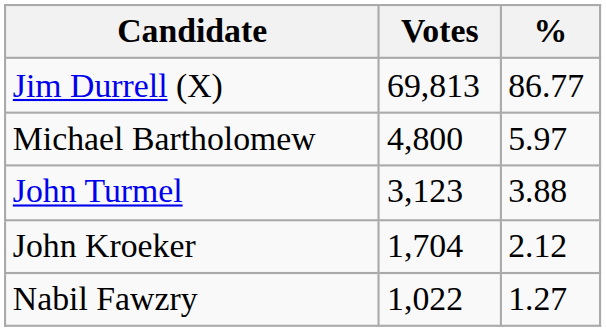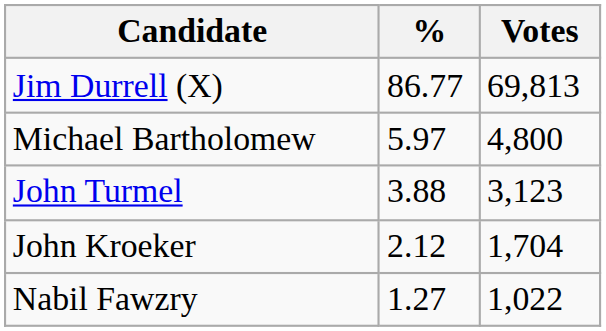columns swapped: (440, 31) <-> (550, 31)
